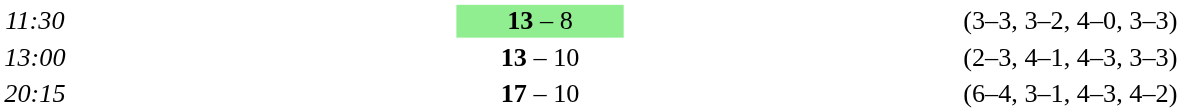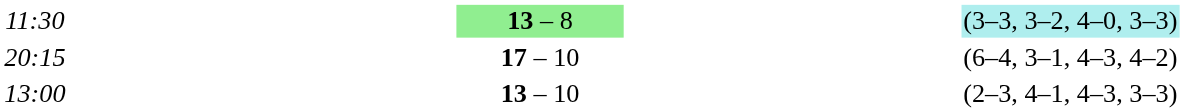(1070, 20) no background -> (1070, 20) paleturquoise background
rows swapped: (35, 56) <-> (35, 93)
